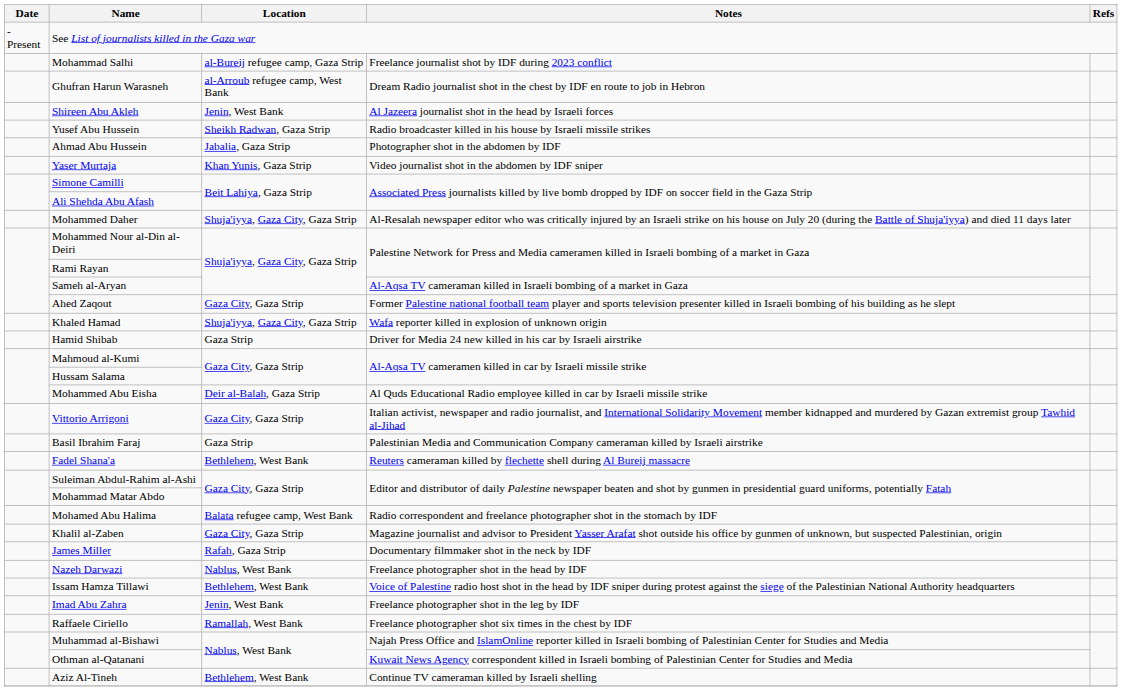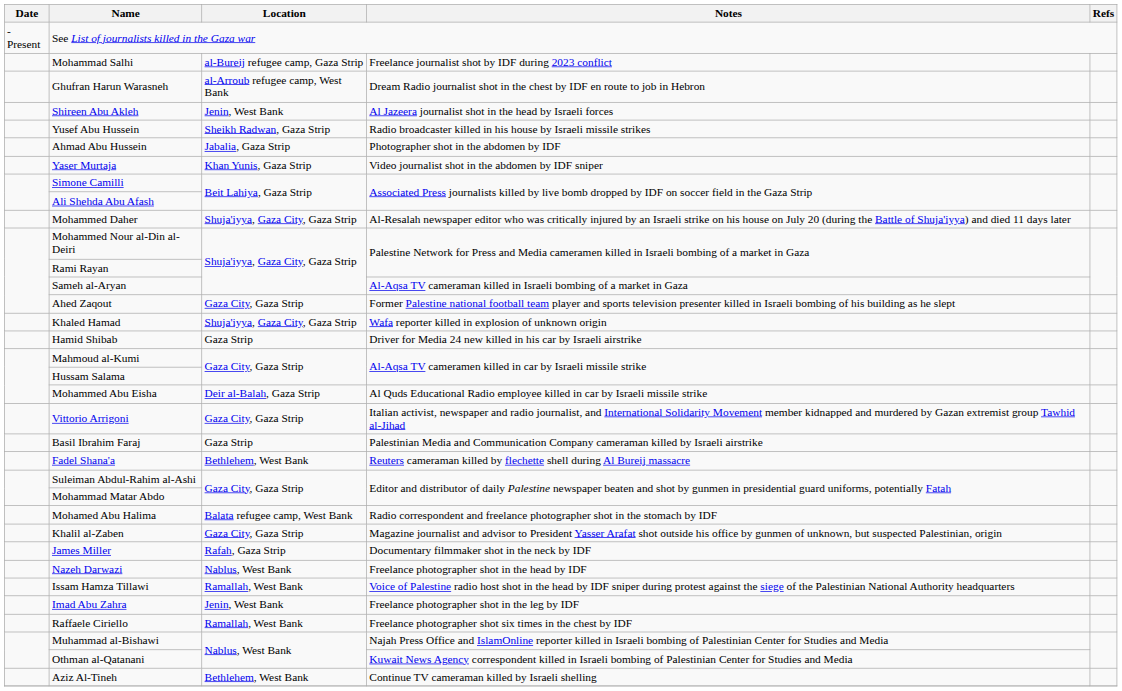(257, 587) Bethlehem, West Bank -> (254, 587) Ramallah, West Bank
